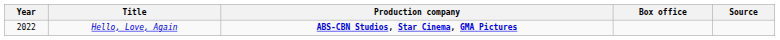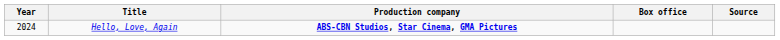(26, 28) 2022 -> (26, 28) 2024
